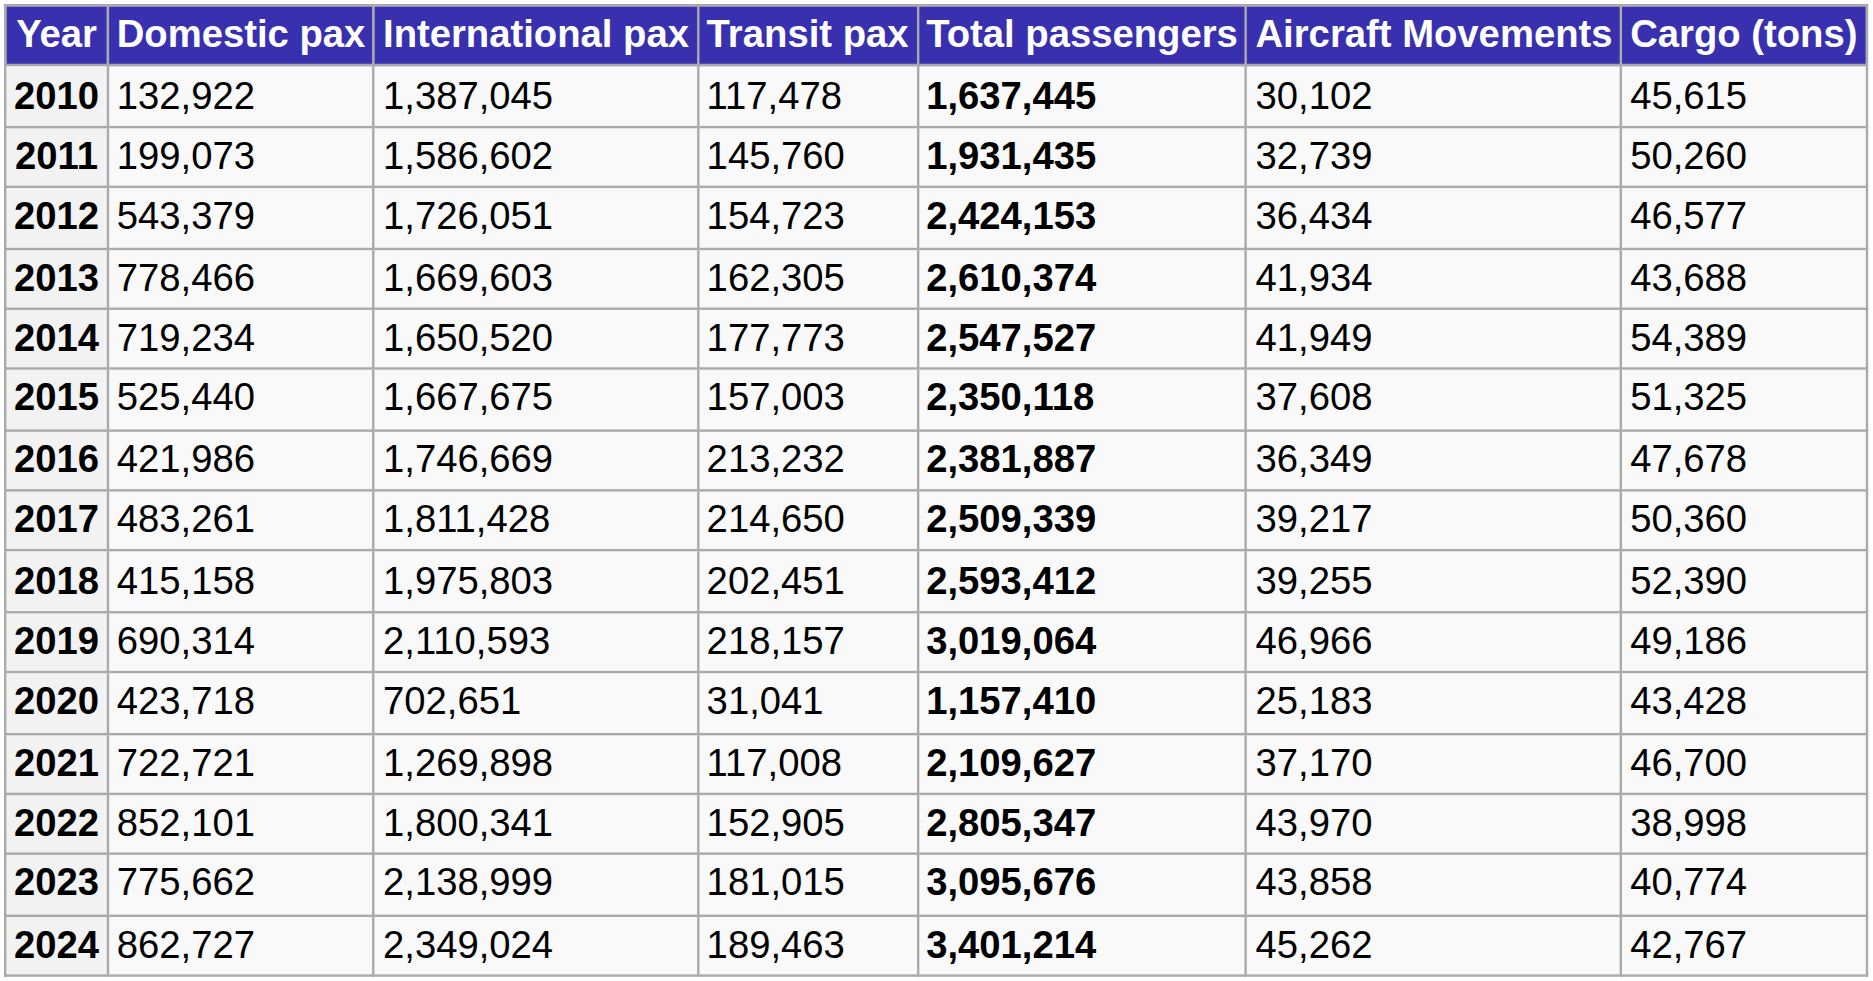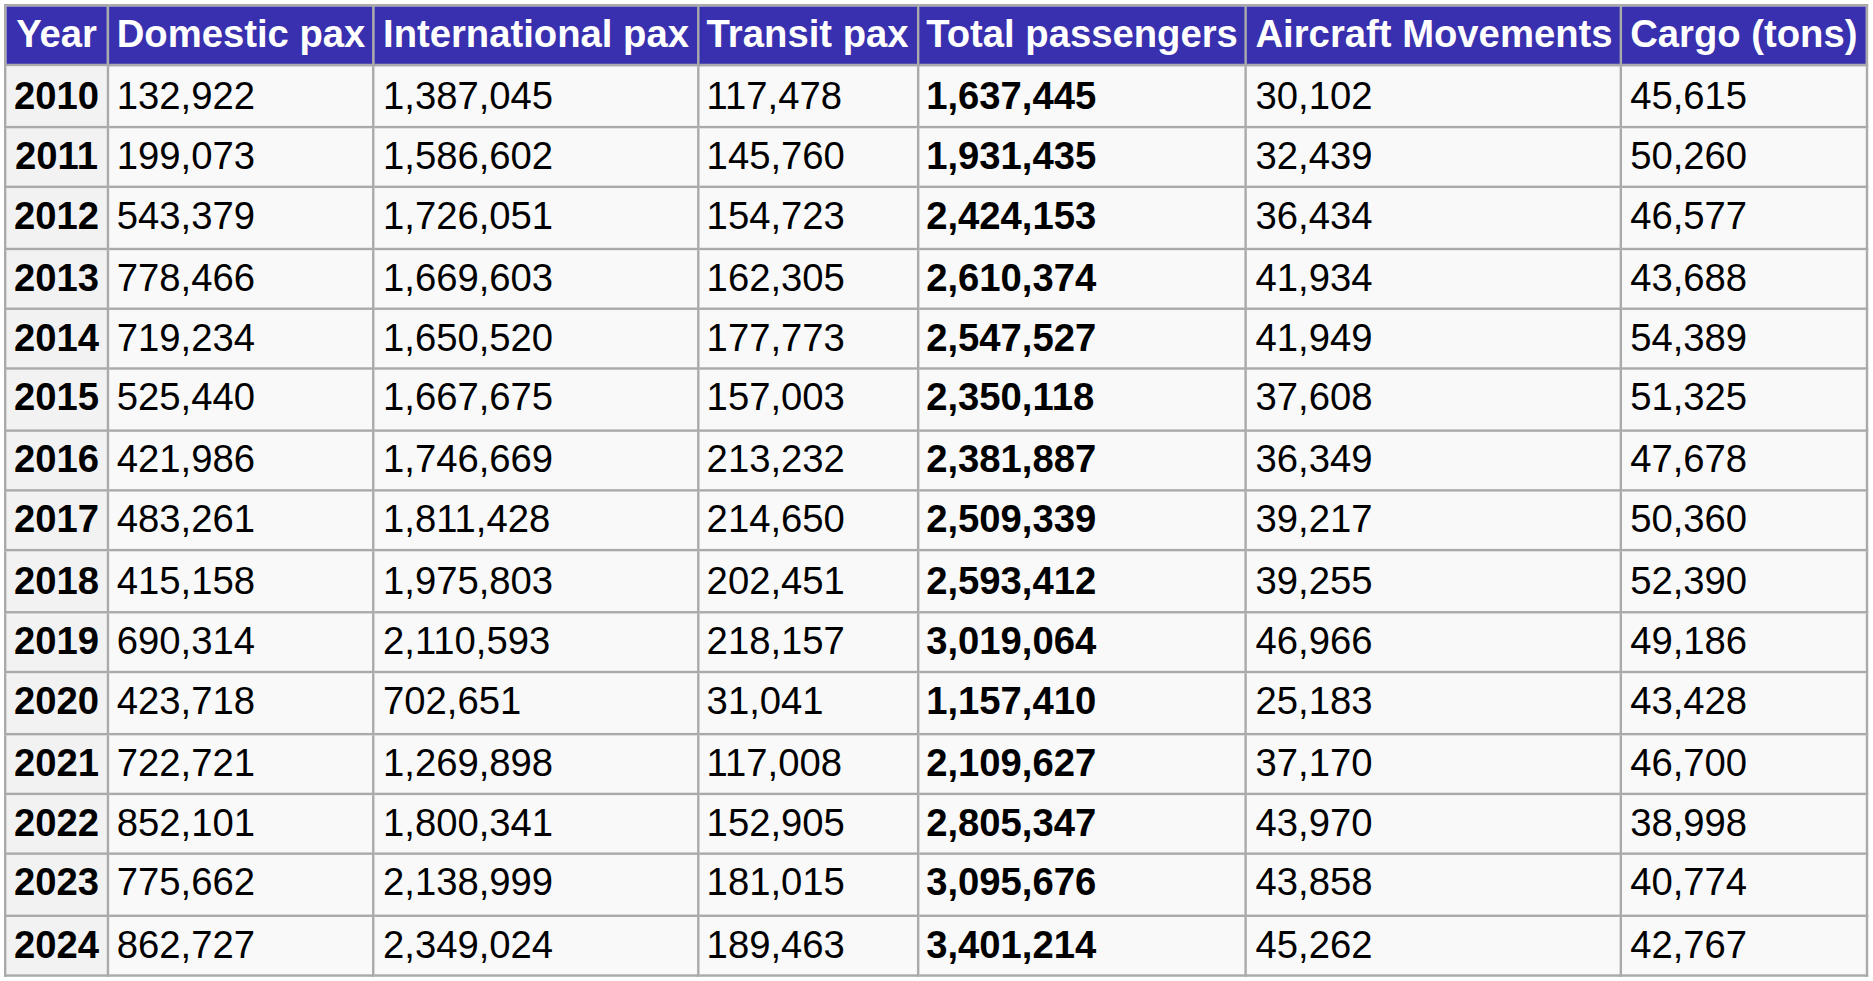(1314, 156) 32,739 -> (1314, 156) 32,439
